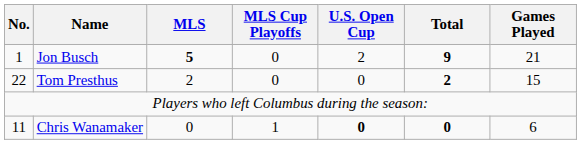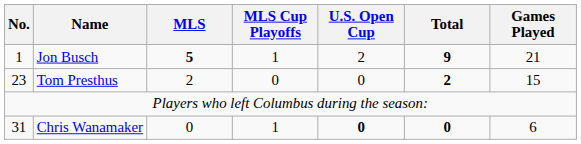(275, 56) 0 -> (275, 56) 1
(19, 80) 22 -> (19, 80) 23
(19, 127) 11 -> (19, 127) 31
